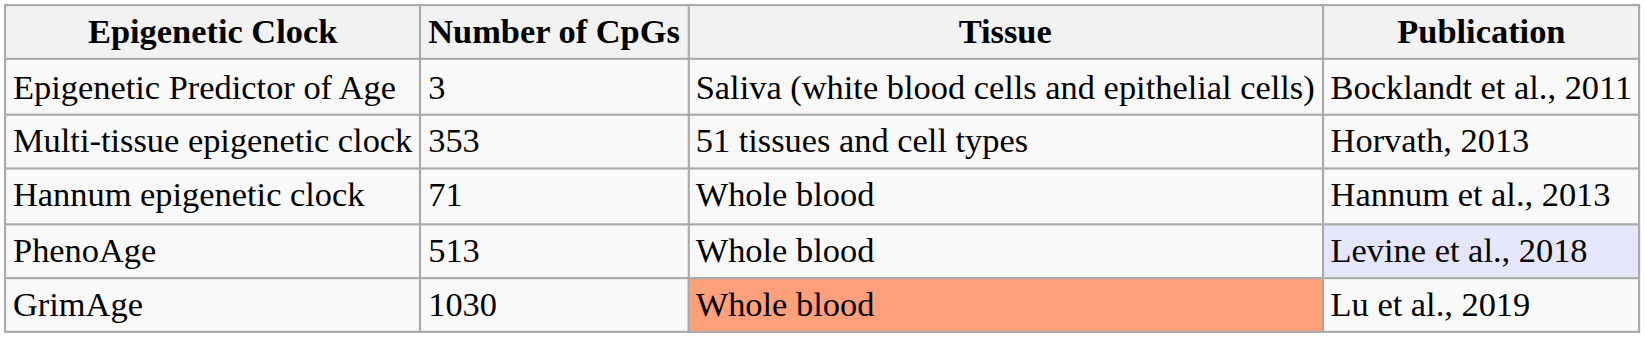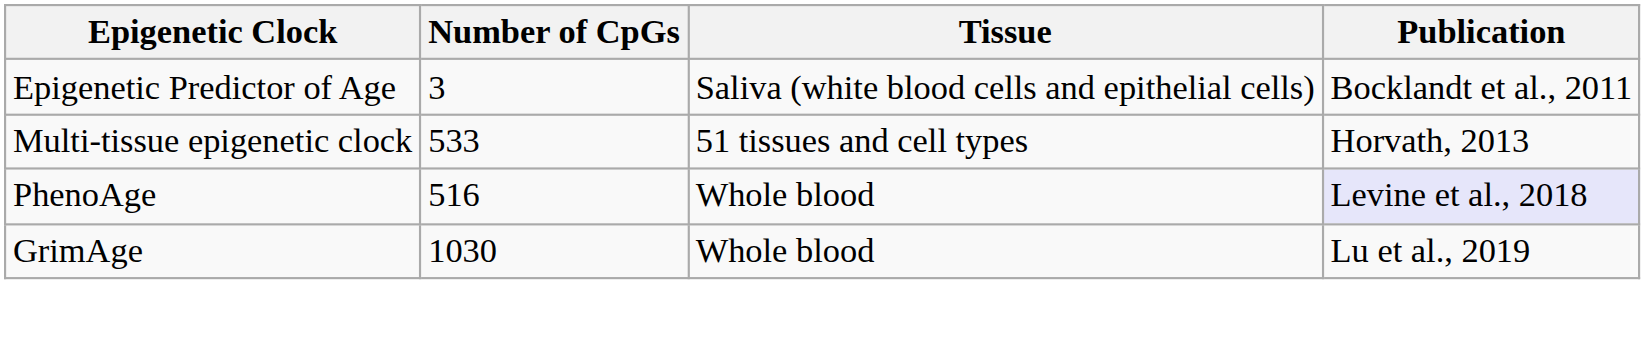(454, 140) 353 -> (454, 140) 533
- row: (189, 195)
(454, 250) 513 -> (454, 195) 516
(785, 304) lightsalmon background -> (785, 250) no background
